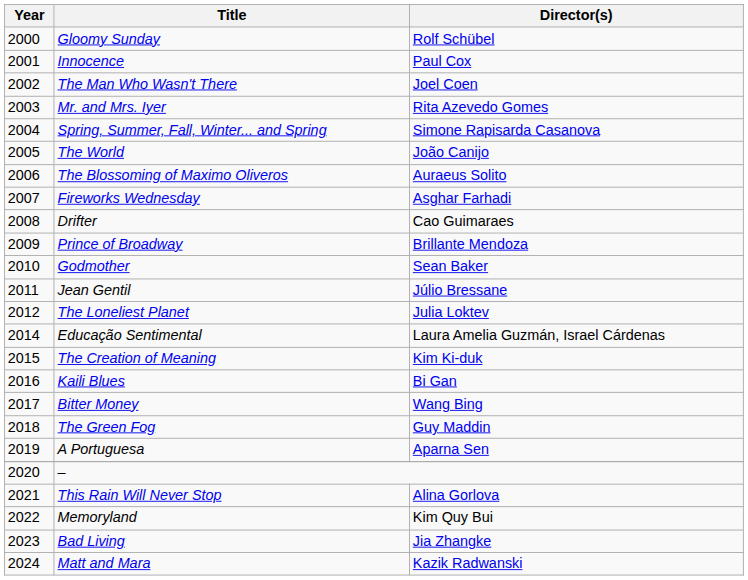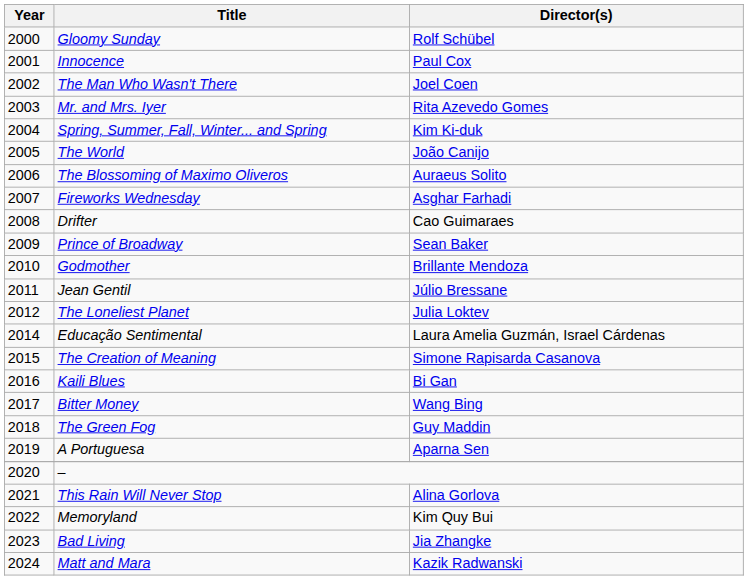(506, 130) Simone Rapisarda Casanova -> (448, 130) Kim Ki-duk
(470, 244) Brillante Mendoza -> (450, 244) Sean Baker
(450, 267) Sean Baker -> (470, 267) Brillante Mendoza
(448, 358) Kim Ki-duk -> (506, 358) Simone Rapisarda Casanova
